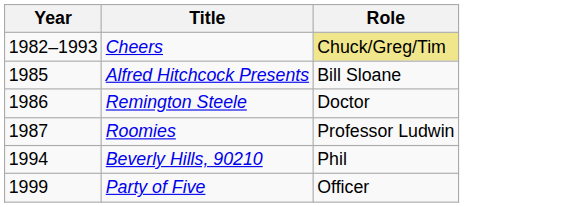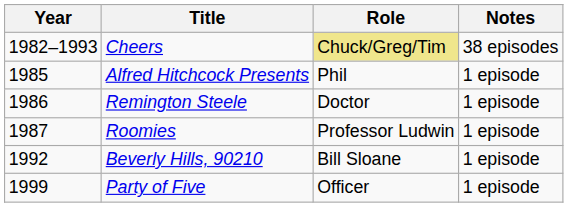+ column: (511, 18)
(359, 74) Bill Sloane -> (332, 74) Phil
(28, 159) 1994 -> (28, 159) 1992
(332, 159) Phil -> (359, 159) Bill Sloane
